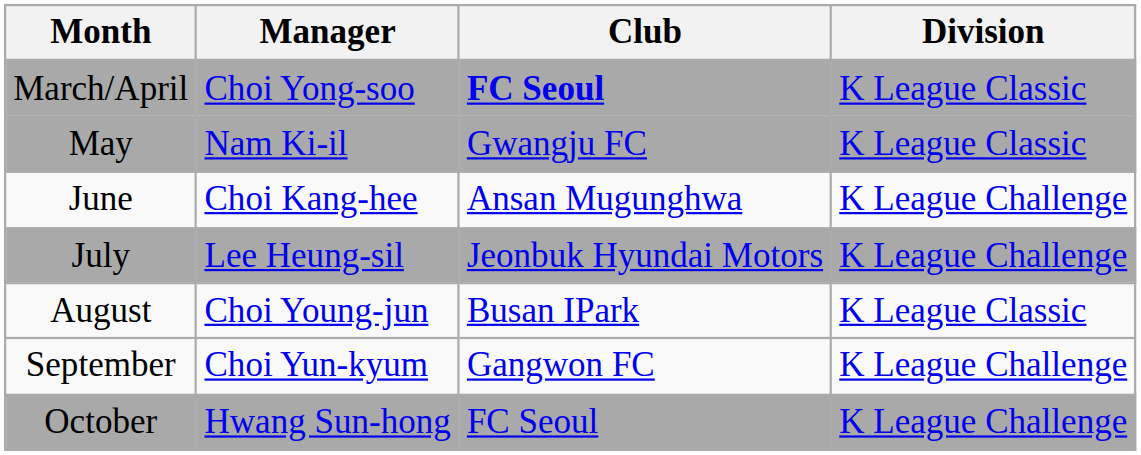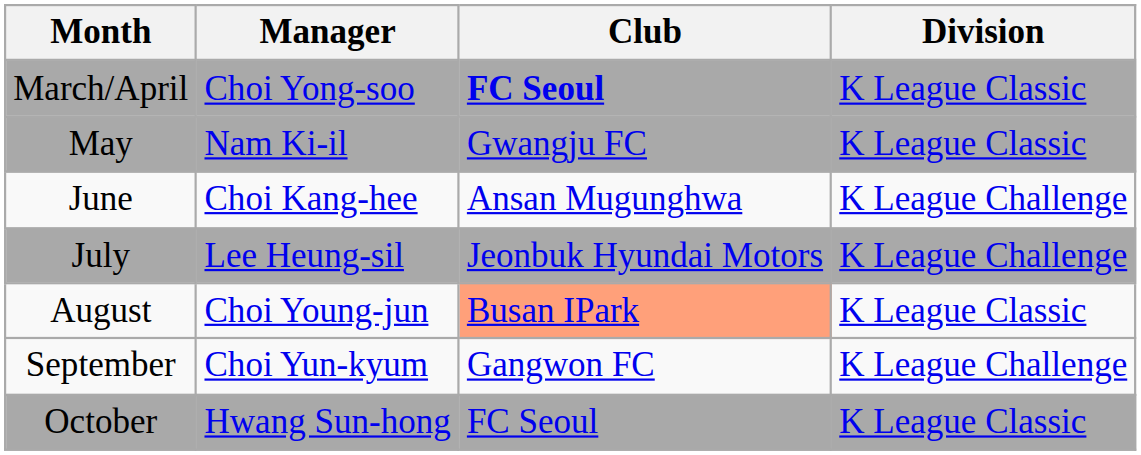(553, 310) no background -> (553, 310) lightsalmon background
(983, 421) K League Challenge -> (963, 421) K League Classic
